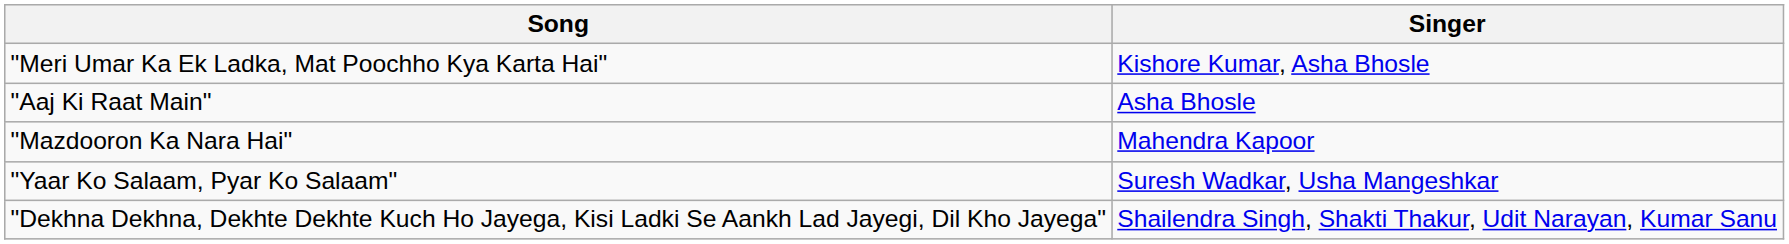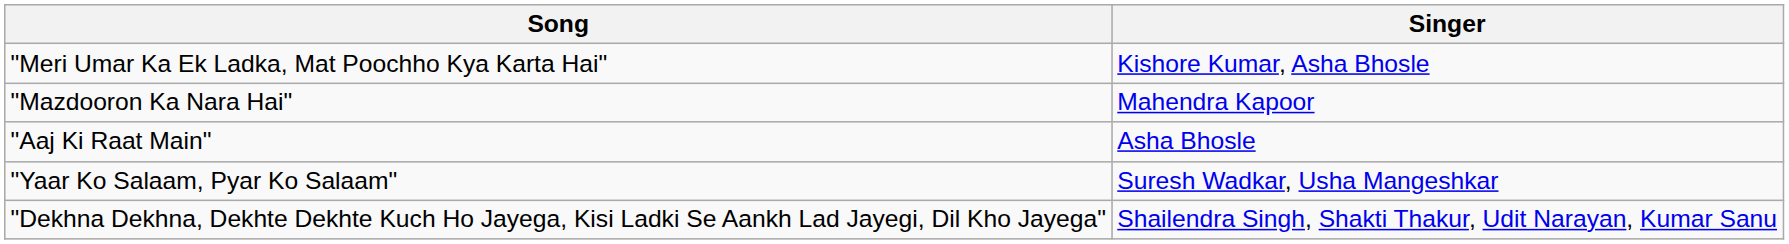rows swapped: (111, 102) <-> (151, 141)
